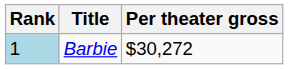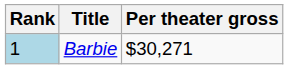(159, 48) $30,272 -> (159, 48) $30,271
